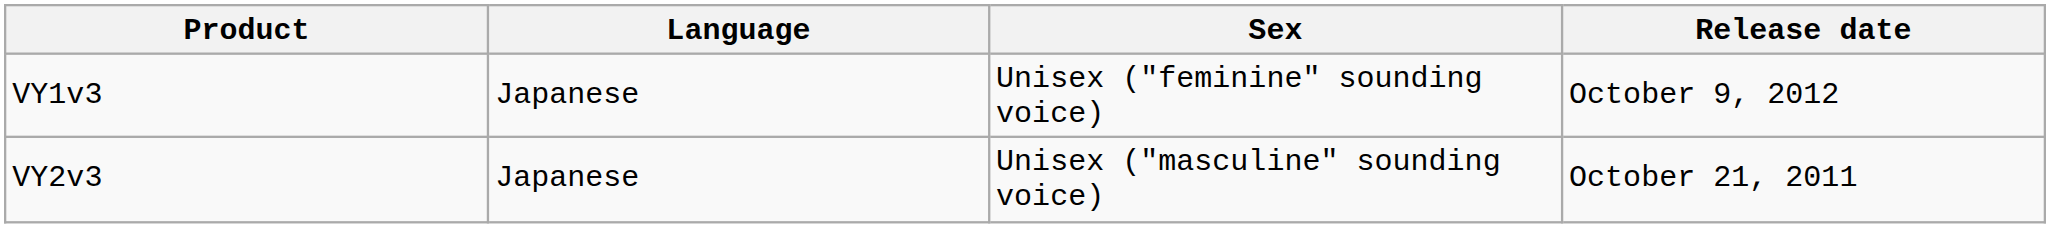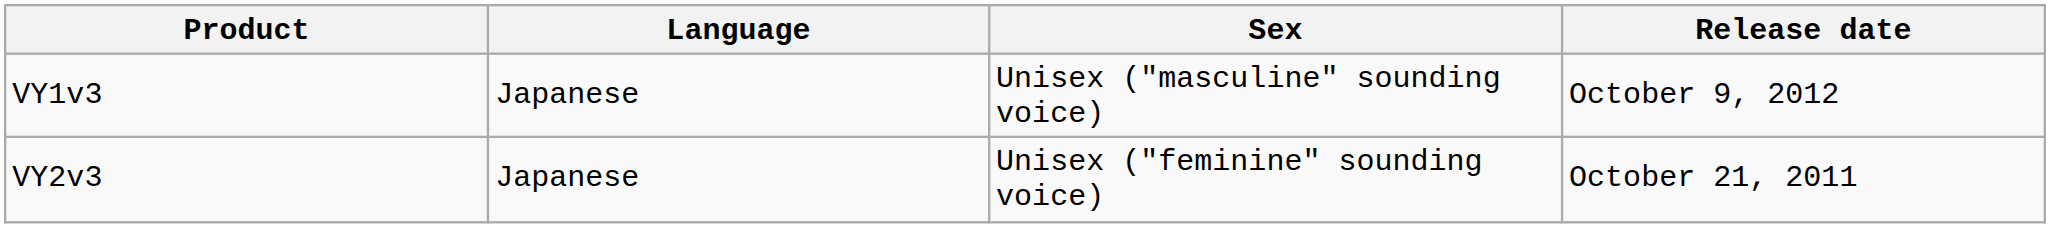(1239, 96) Unisex ("feminine" sounding voice) -> (1248, 96) Unisex ("masculine" sounding voice)
(1248, 179) Unisex ("masculine" sounding voice) -> (1239, 179) Unisex ("feminine" sounding voice)
